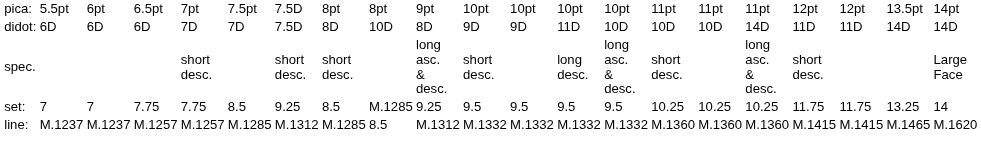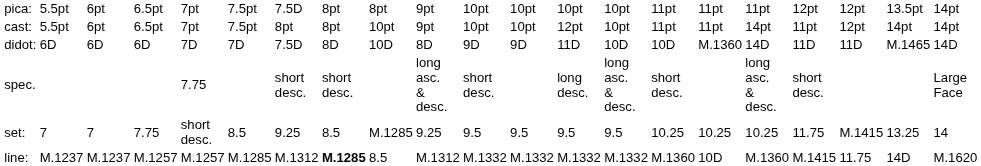+ row: (18, 26)
(710, 26) 10D -> (720, 45) M.1360
(899, 26) 14D -> (908, 45) M.1465
(196, 67) short desc. -> (194, 85) 7.75
(194, 107) 7.75 -> (196, 132) short desc.
(855, 107) 11.75 -> (861, 132) M.1415
(344, 125) normal -> (344, 158) bold
(720, 125) M.1360 -> (710, 158) 10D
(861, 125) M.1415 -> (855, 158) 11.75
(908, 125) M.1465 -> (899, 158) 14D
